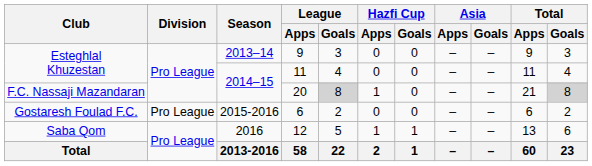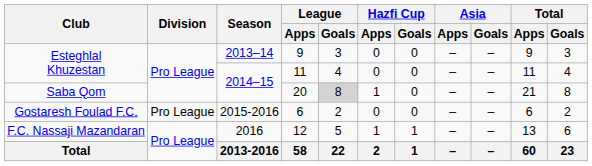(76, 92) F.C. Nassaji Mazandaran -> (76, 92) Saba Qom
(567, 92) lightgrey background -> (567, 92) no background
(76, 131) Saba Qom -> (76, 131) F.C. Nassaji Mazandaran
